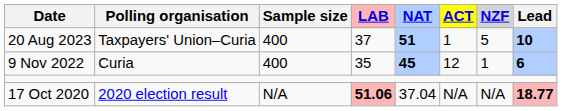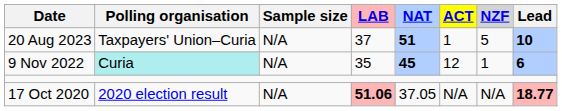(275, 39) 400 -> (275, 39) N/A
(116, 63) no background -> (116, 63) paleturquoise background
(275, 63) 400 -> (275, 63) N/A
(417, 93) 37.04 -> (417, 93) 37.05
